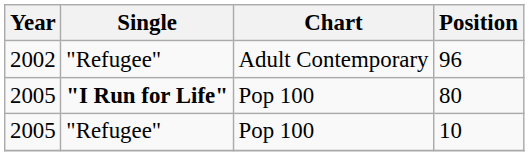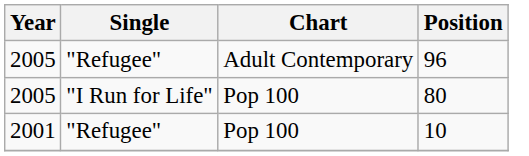(33, 58) 2002 -> (33, 58) 2005
(147, 95) bold -> (139, 95) normal
(33, 131) 2005 -> (33, 131) 2001
